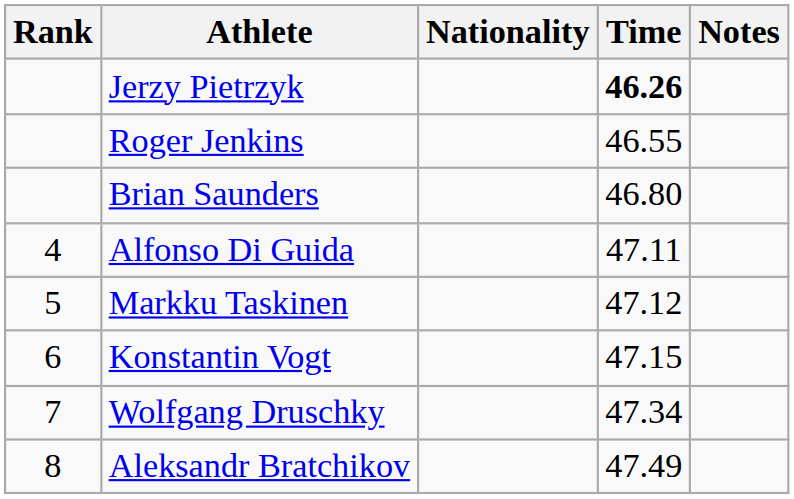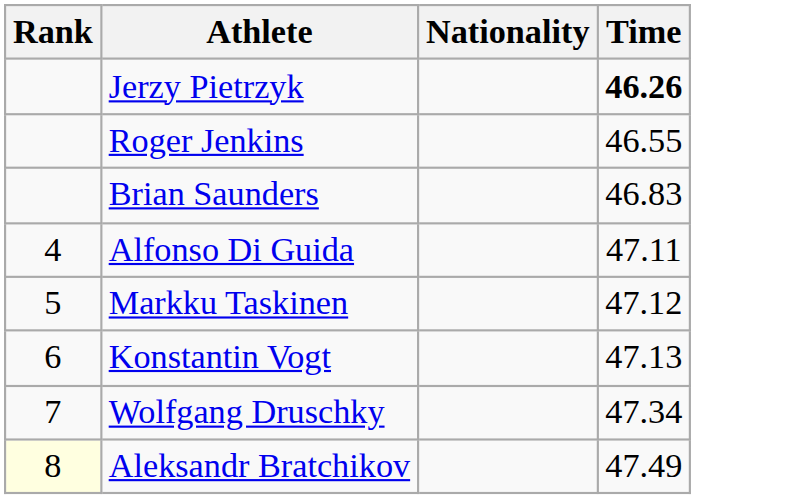- column: (739, 31)
(644, 194) 46.80 -> (644, 194) 46.83
(644, 357) 47.15 -> (644, 357) 47.13
(53, 466) no background -> (53, 466) lightyellow background
